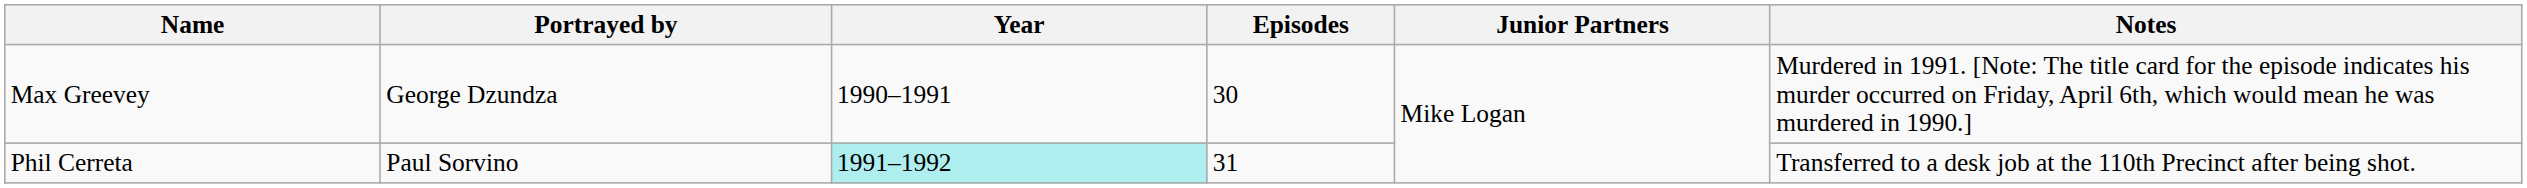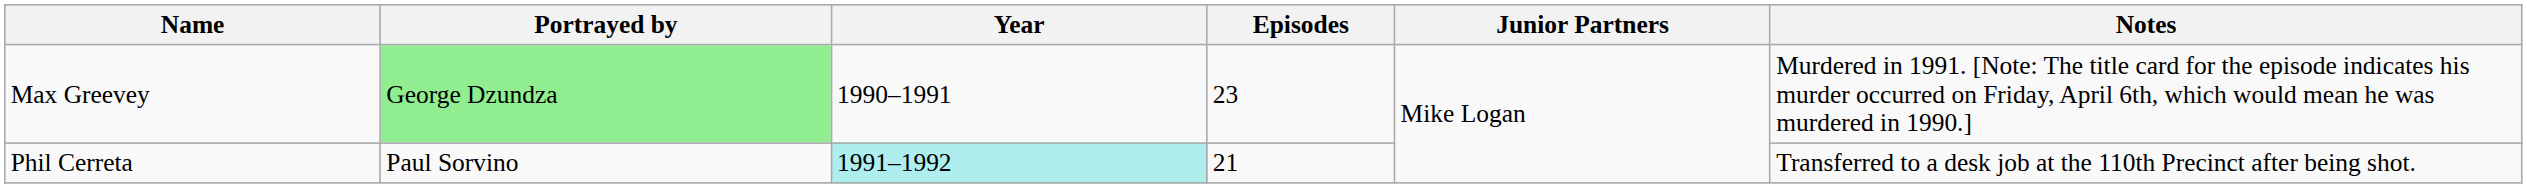(472, 93) no background -> (472, 93) lightgreen background
(1225, 93) 30 -> (1225, 93) 23
(1225, 162) 31 -> (1225, 162) 21
